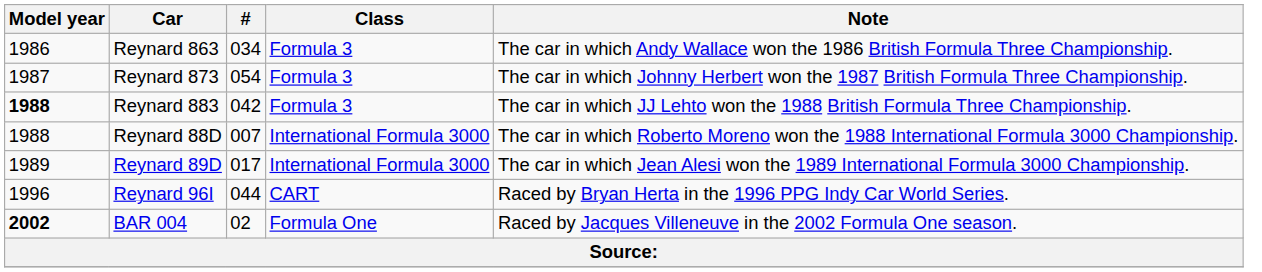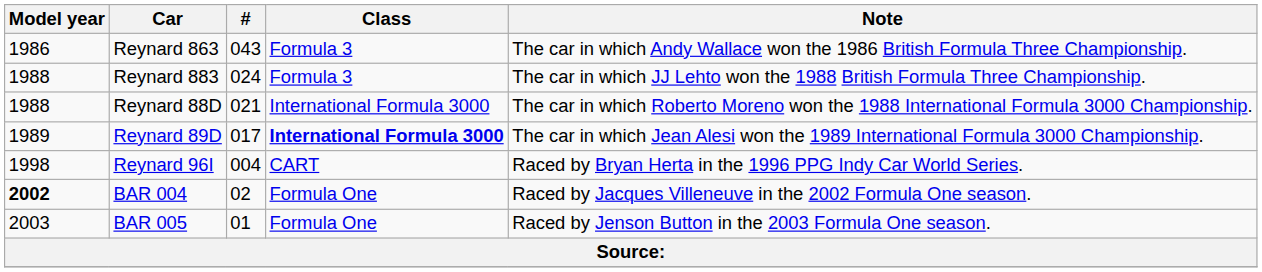(246, 48) 034 -> (246, 48) 043
- row: (166, 77)
(29, 106) bold -> (29, 77) normal
(246, 106) 042 -> (246, 77) 024
(246, 135) 007 -> (246, 106) 021
(379, 164) normal -> (387, 135) bold
(29, 194) 1996 -> (29, 164) 1998
(246, 194) 044 -> (246, 164) 004
+ row: (150, 223)
